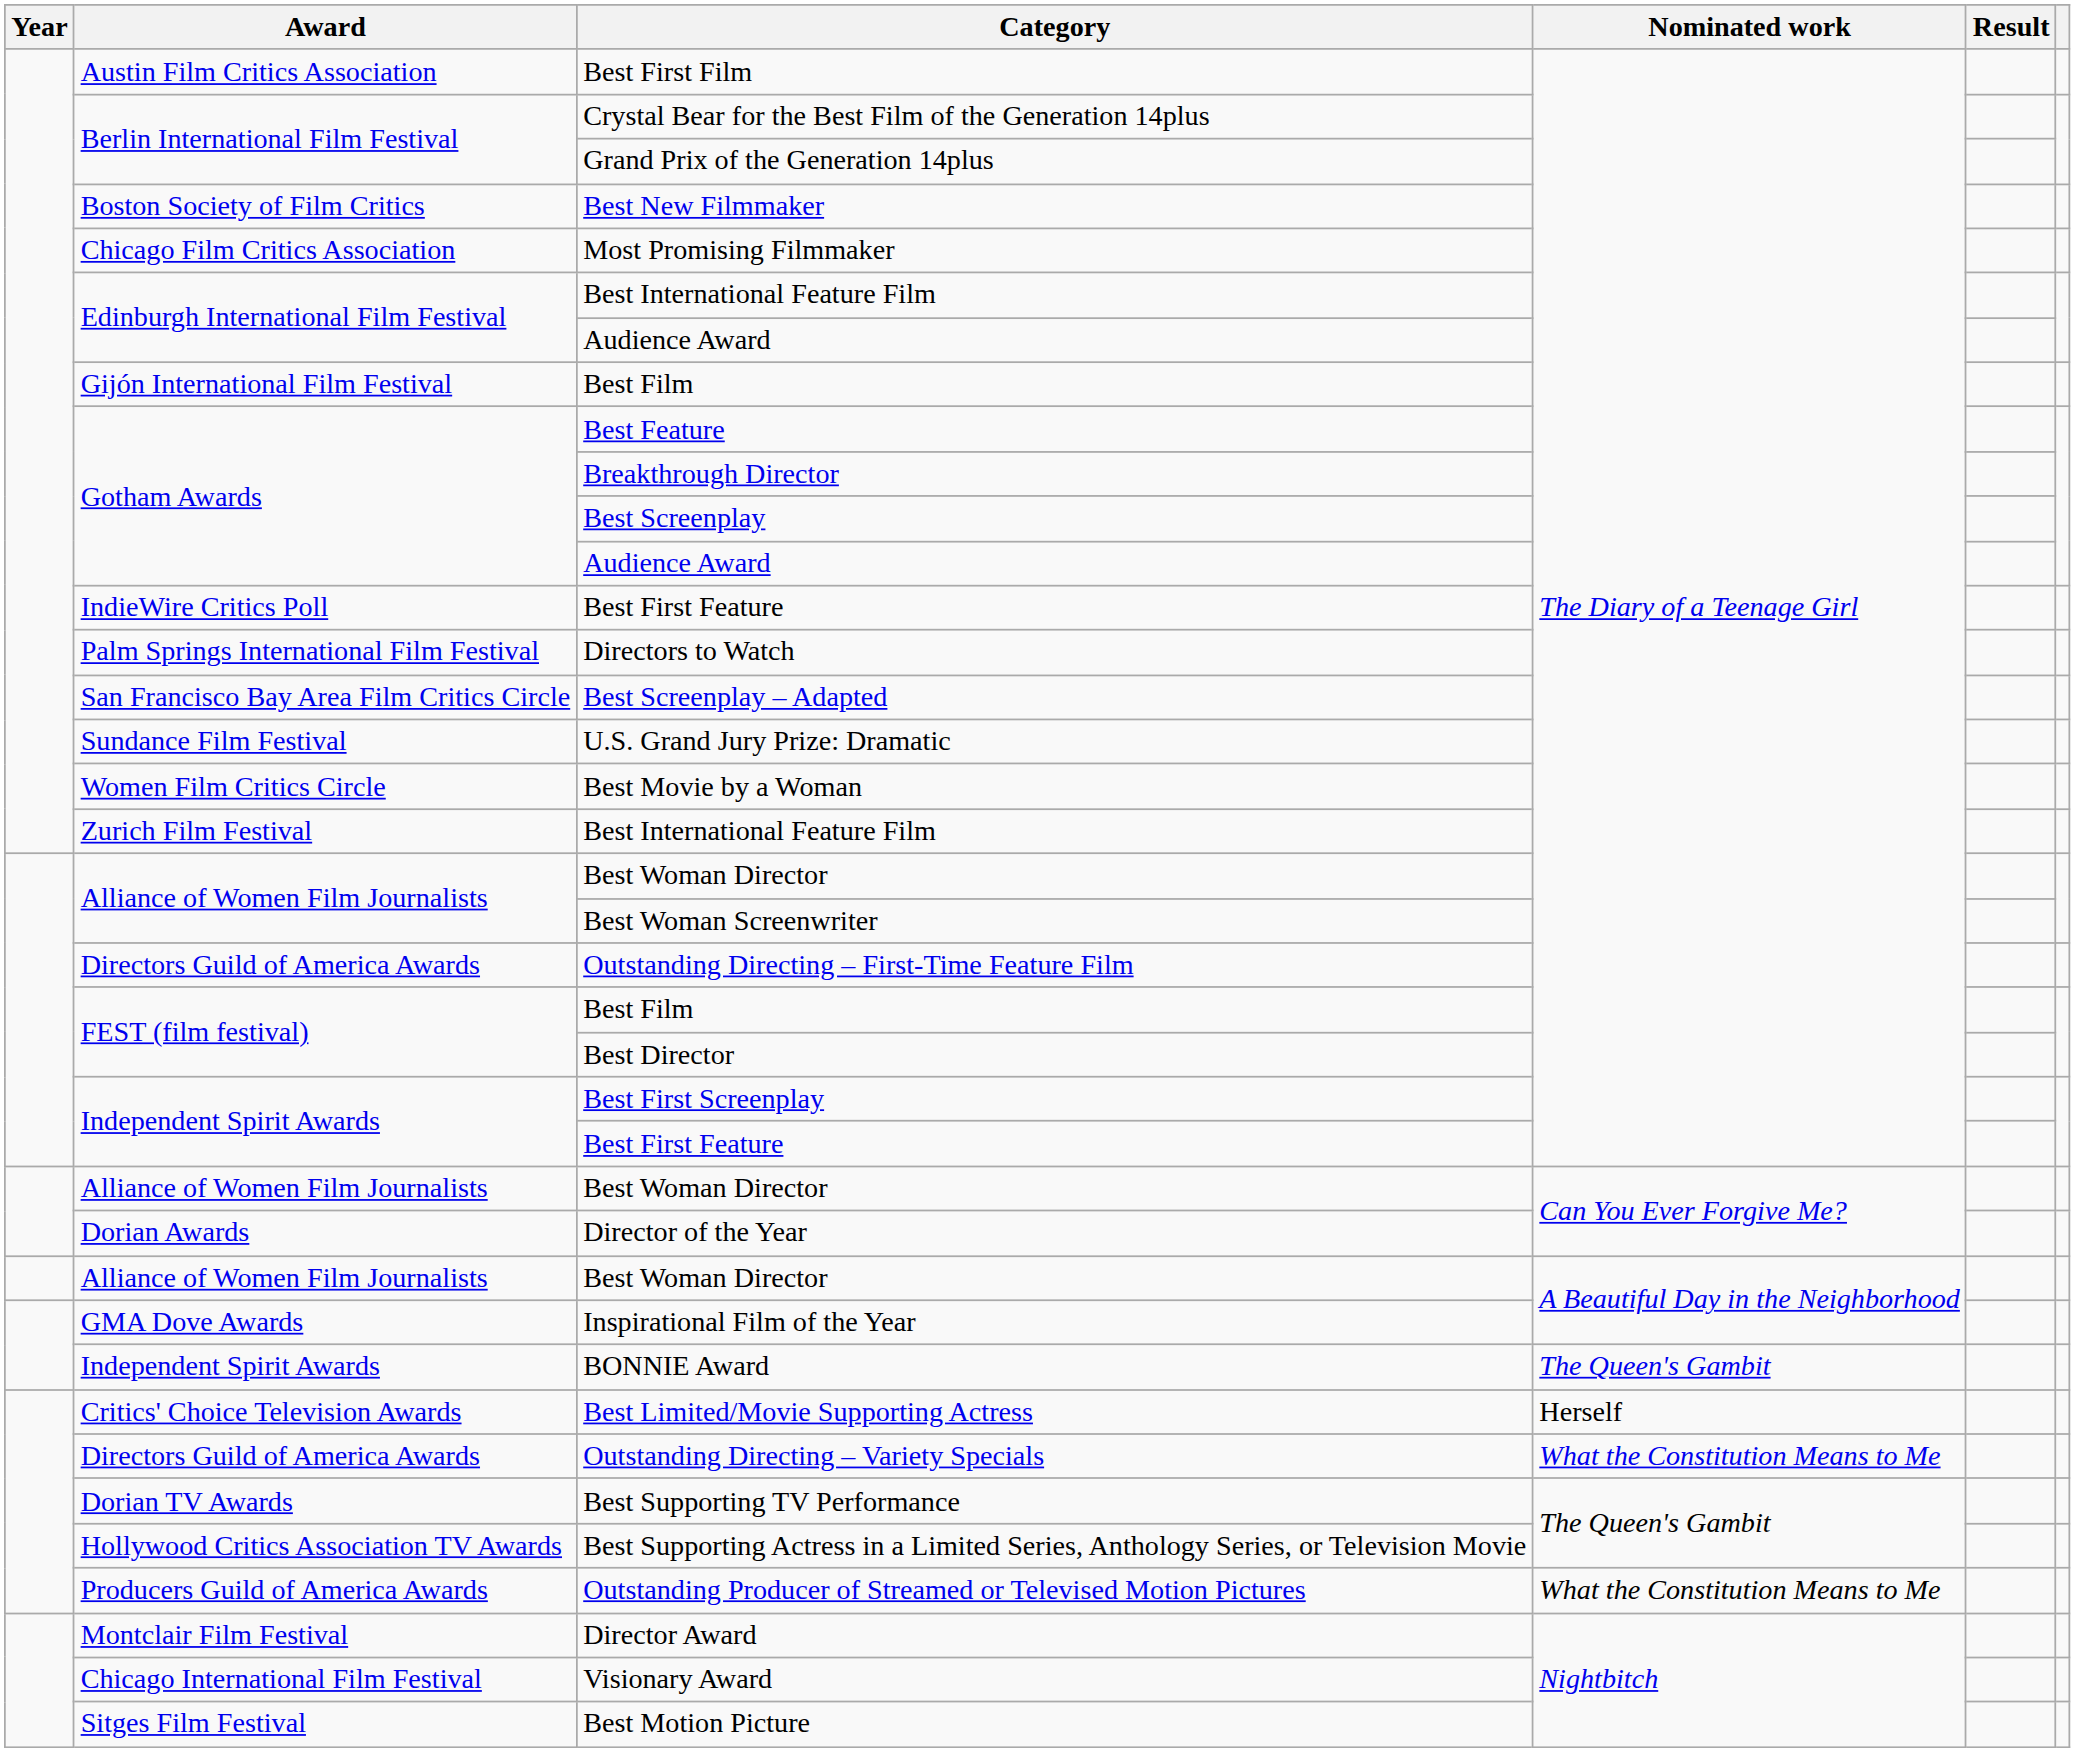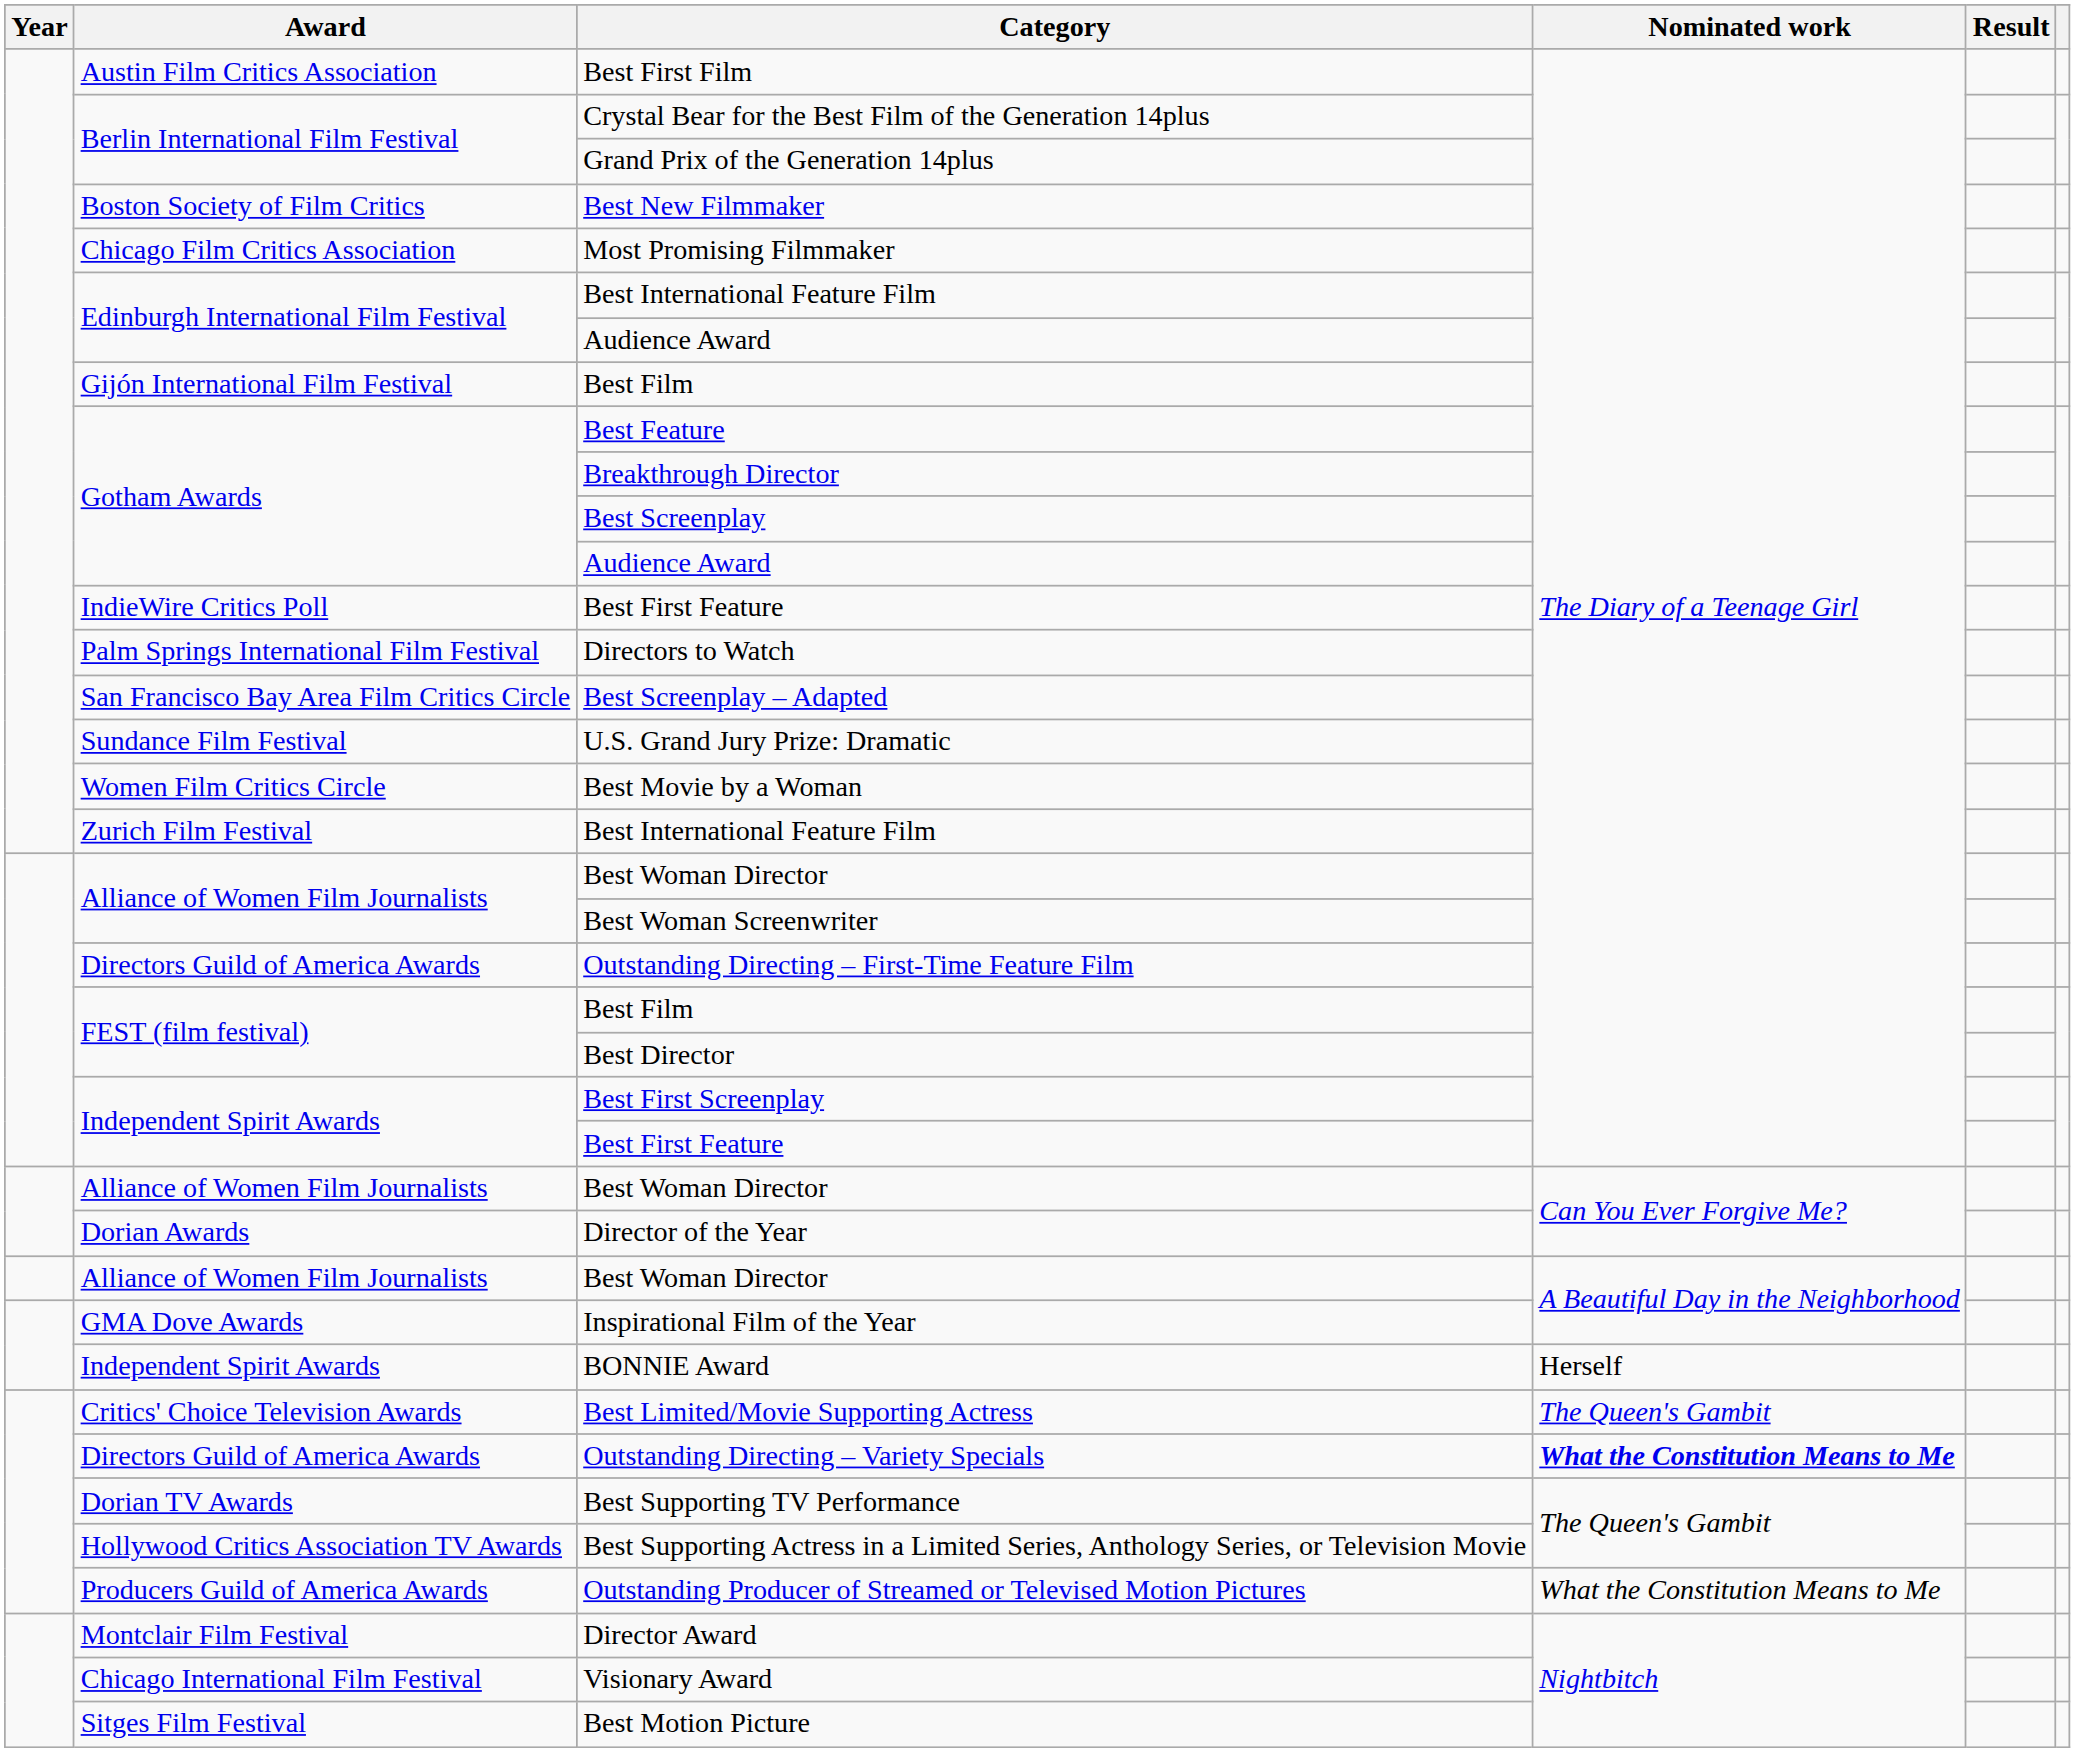(1655, 1366) The Queen's Gambit -> (1581, 1366) Herself
(1581, 1411) Herself -> (1655, 1411) The Queen's Gambit
(1740, 1455) normal -> (1747, 1455) bold
